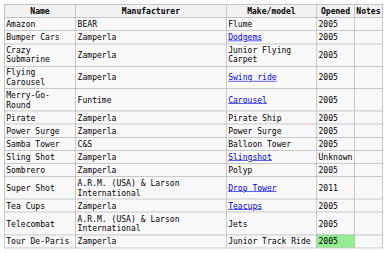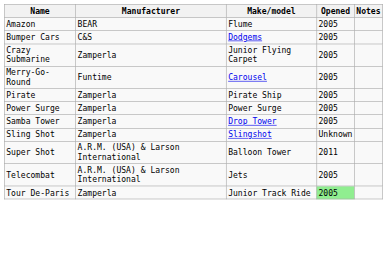(97, 37) Zamperla -> (85, 37) C&S
- row: (26, 77)
(85, 144) C&S -> (97, 121) Zamperla
(260, 144) Balloon Tower -> (252, 121) Drop Tower
- row: (26, 170)
(252, 188) Drop Tower -> (260, 152) Balloon Tower
- row: (26, 206)
